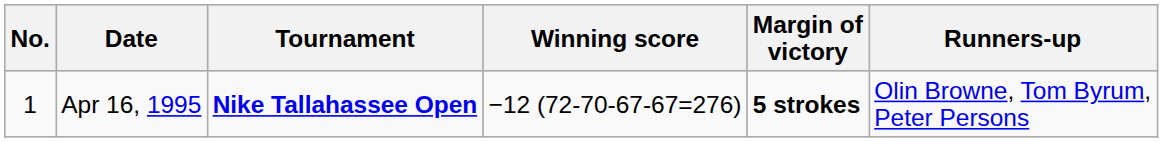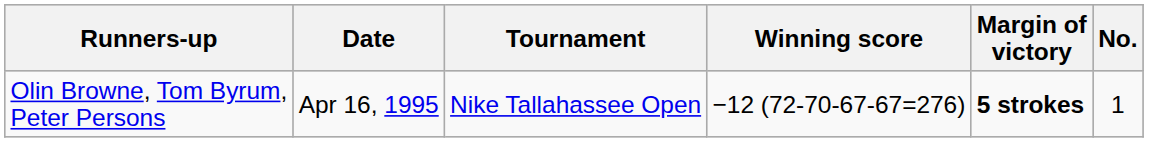columns swapped: (30, 38) <-> (1013, 38)
(345, 104) bold -> (576, 104) normal
